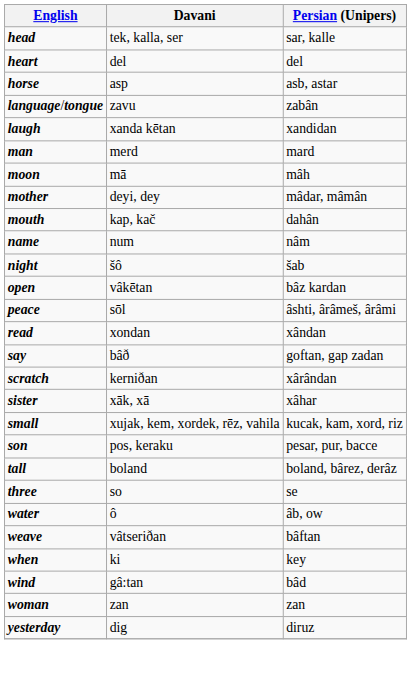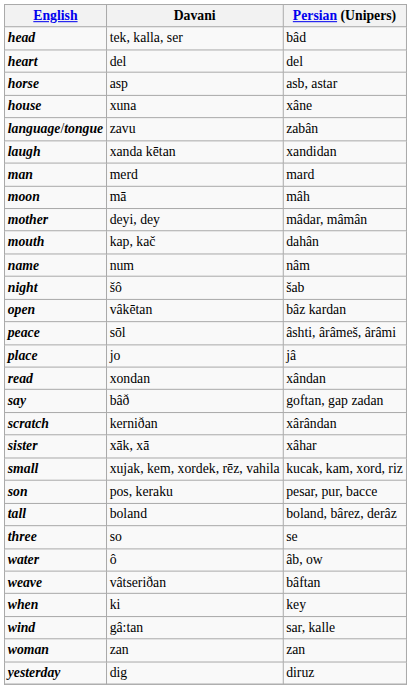(311, 38) sar, kalle -> (296, 38) bâd
+ row: (25, 106)
+ row: (23, 355)
(296, 581) bâd -> (311, 627) sar, kalle
